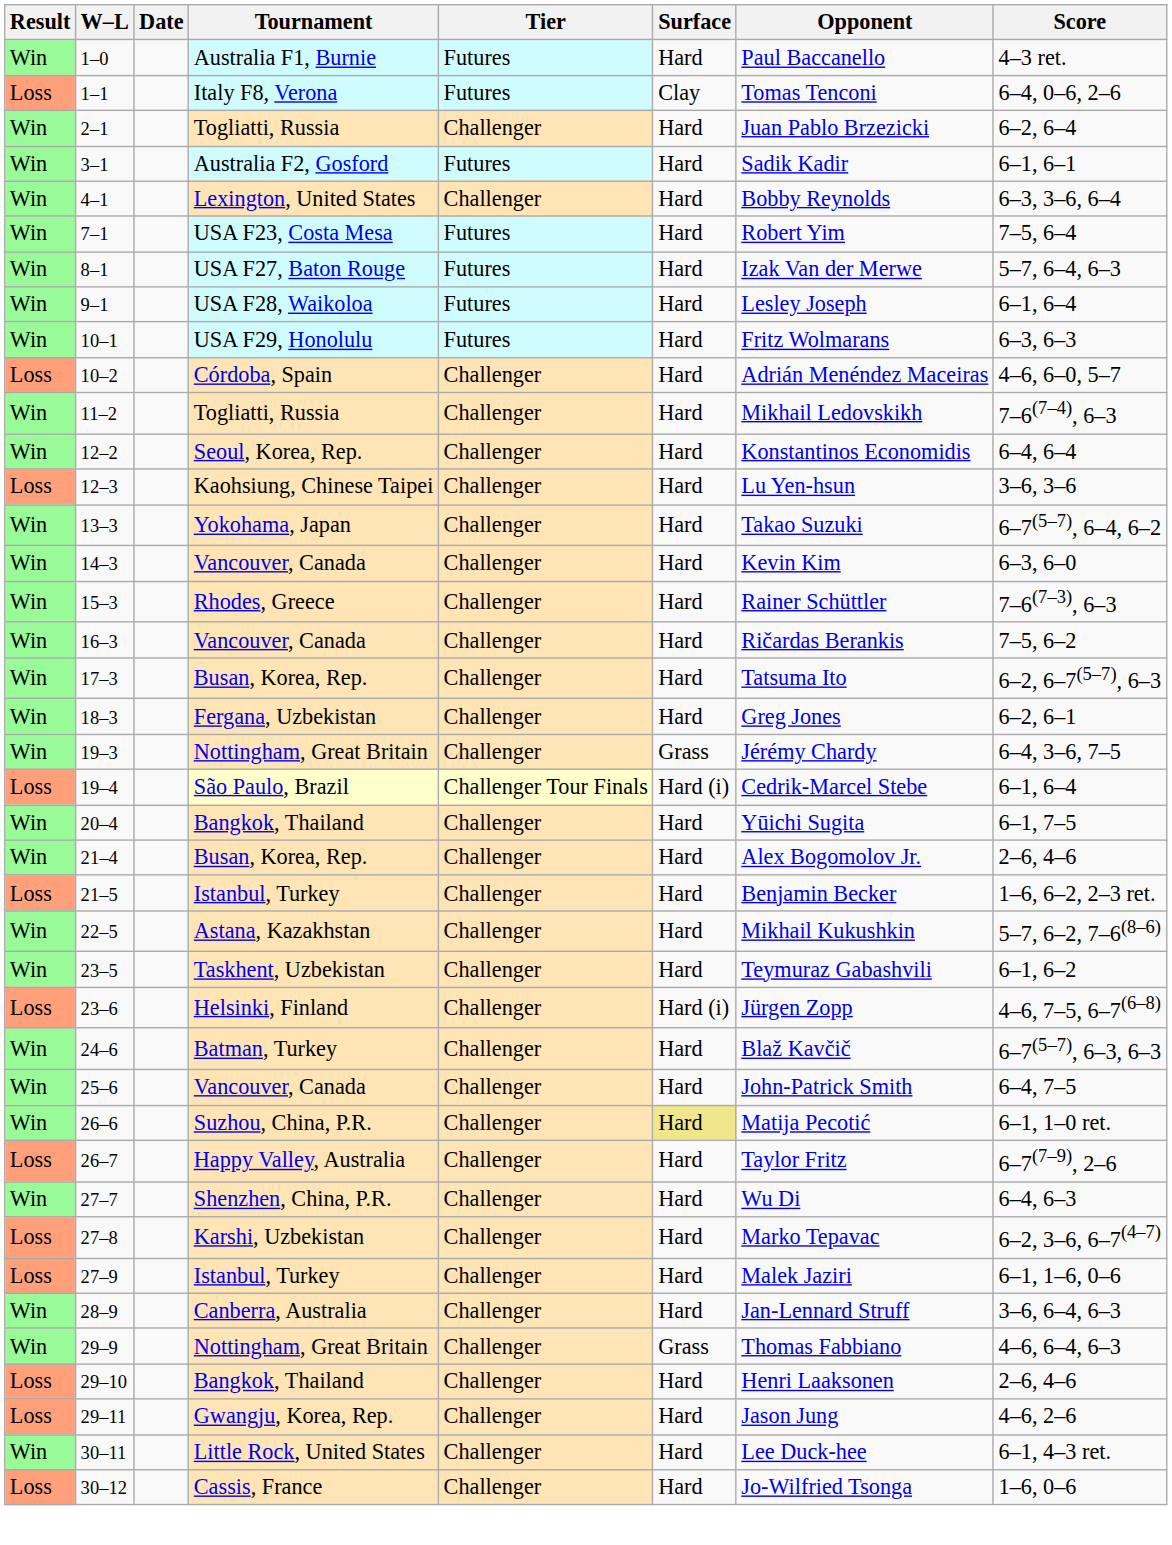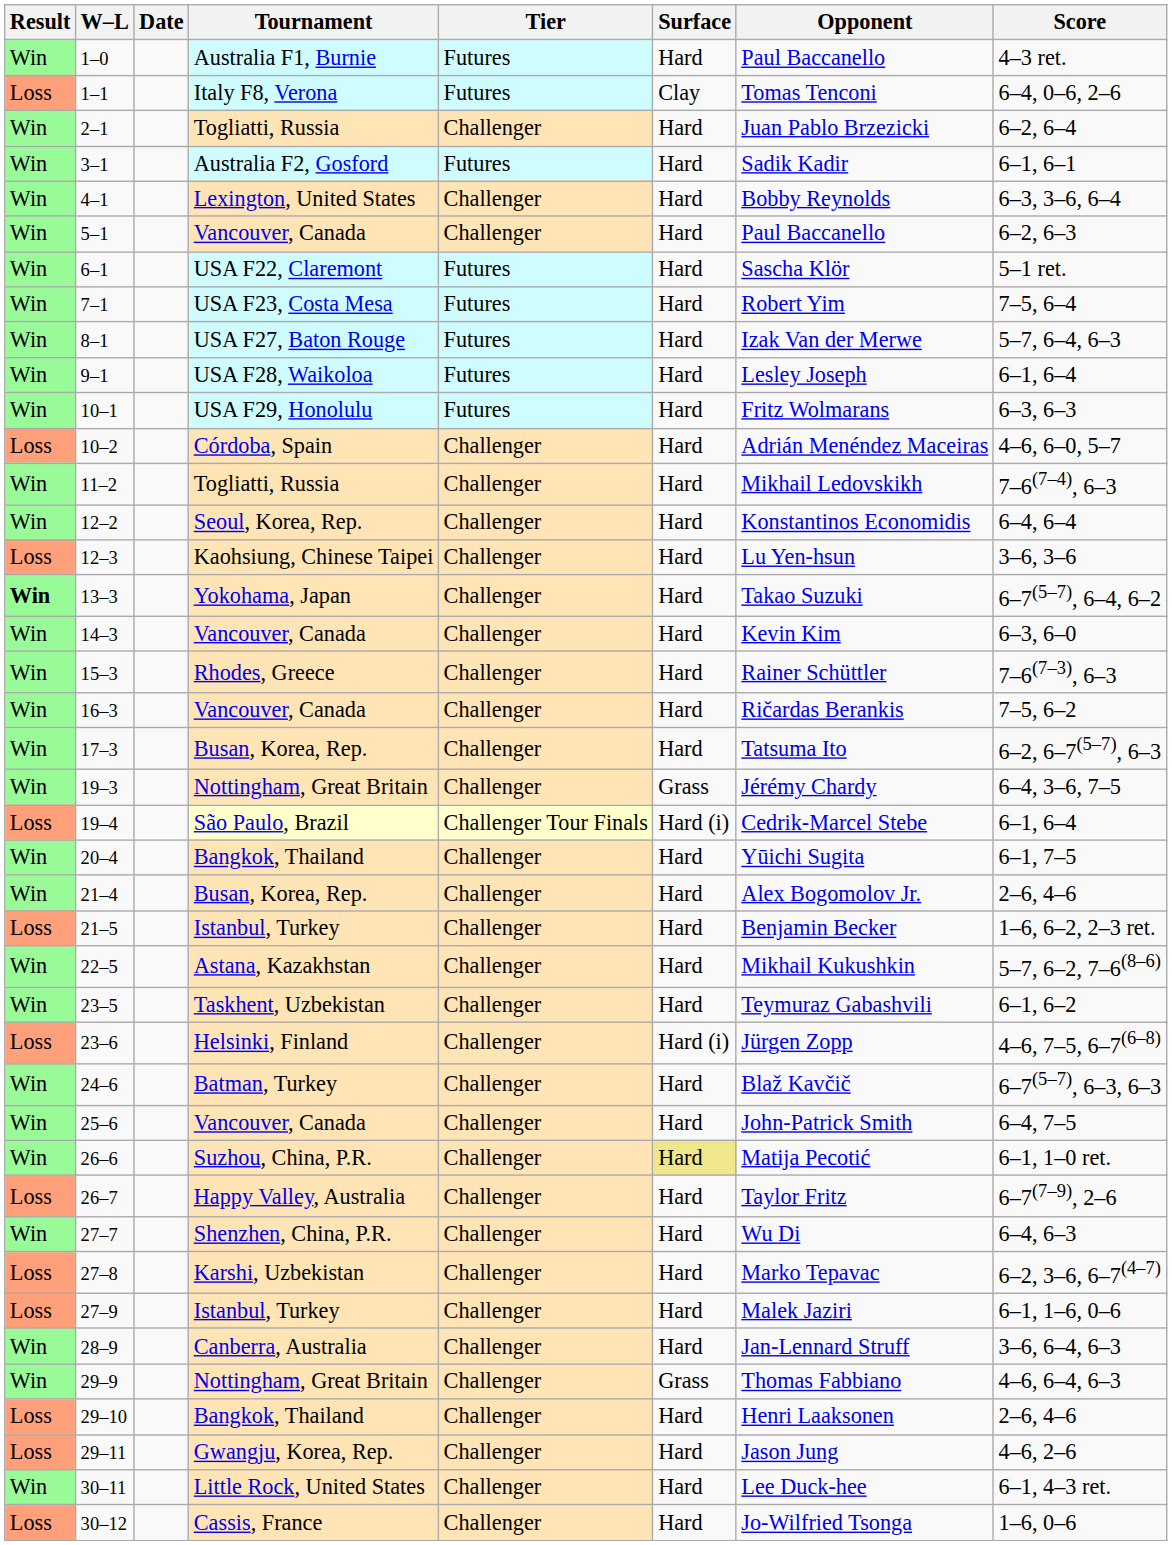+ row: (95, 235)
+ row: (95, 270)
(29, 524) normal -> (30, 595) bold
- row: (99, 717)
